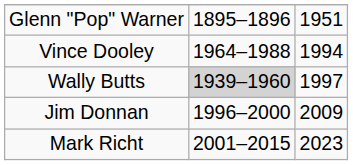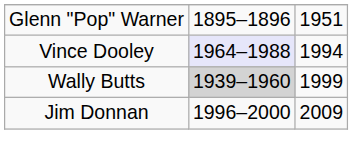(242, 50) no background -> (242, 50) lavender background
(321, 81) 1997 -> (321, 81) 1999
- row: (97, 143)
